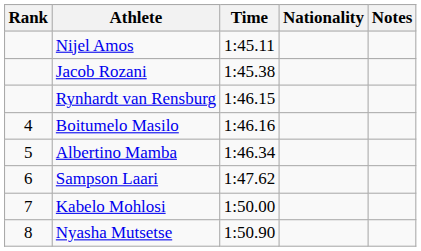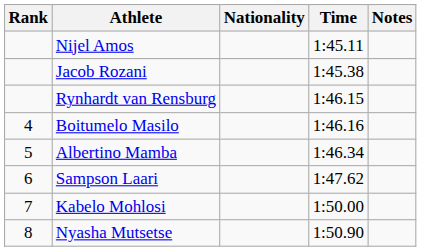columns swapped: (323, 17) <-> (249, 17)
